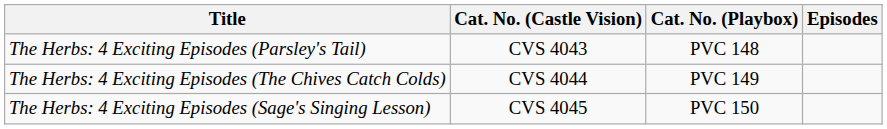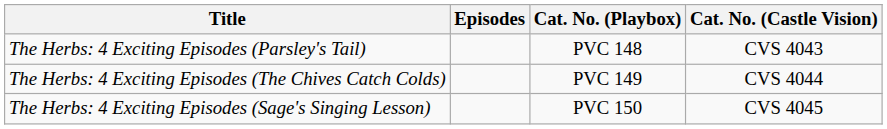columns swapped: (548, 19) <-> (842, 19)
